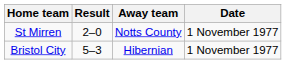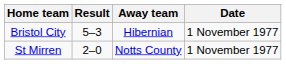rows swapped: (38, 50) <-> (38, 31)
